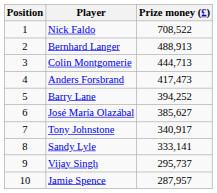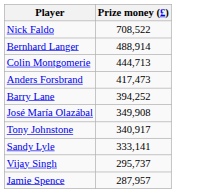- column: (25, 12)
(175, 46) 488,913 -> (133, 46) 488,914
(175, 113) 385,627 -> (133, 113) 349,908
